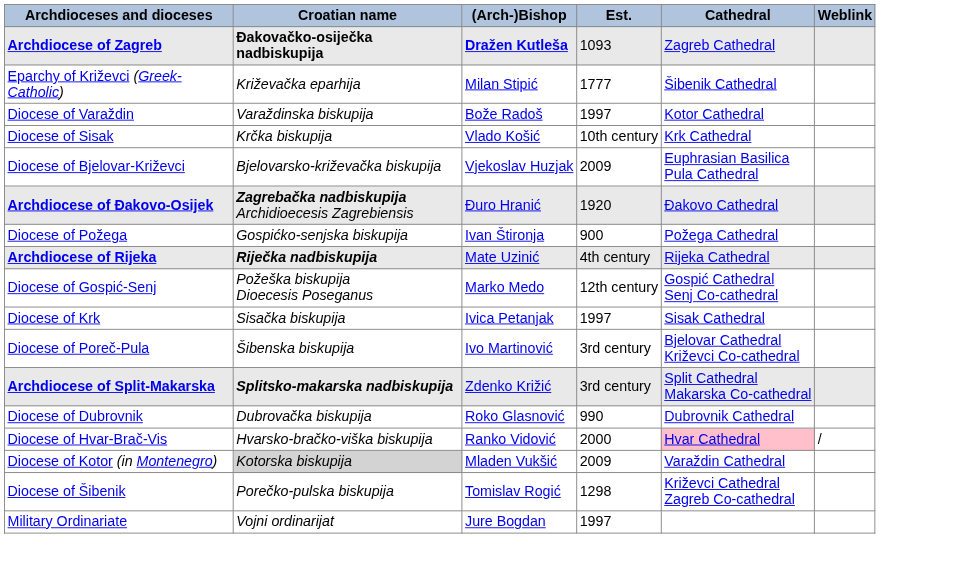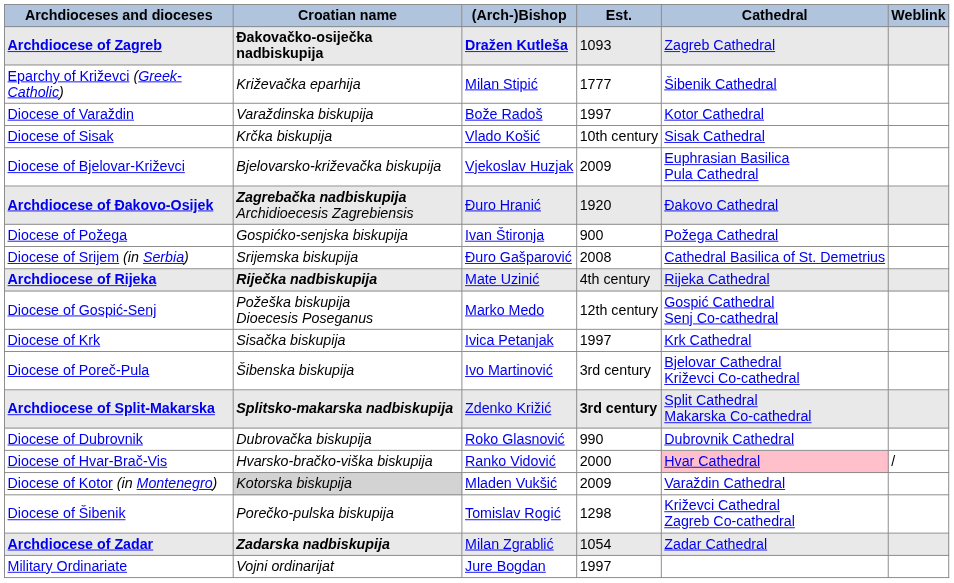(708, 136) Krk Cathedral -> (715, 136) Sisak Cathedral
+ row: (98, 257)
(715, 318) Sisak Cathedral -> (708, 340) Krk Cathedral
(615, 386) normal -> (618, 409) bold
+ row: (80, 544)
